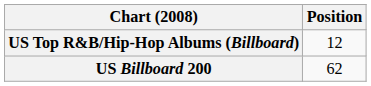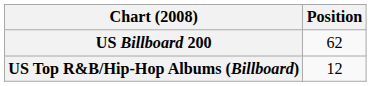rows swapped: (154, 68) <-> (154, 42)
